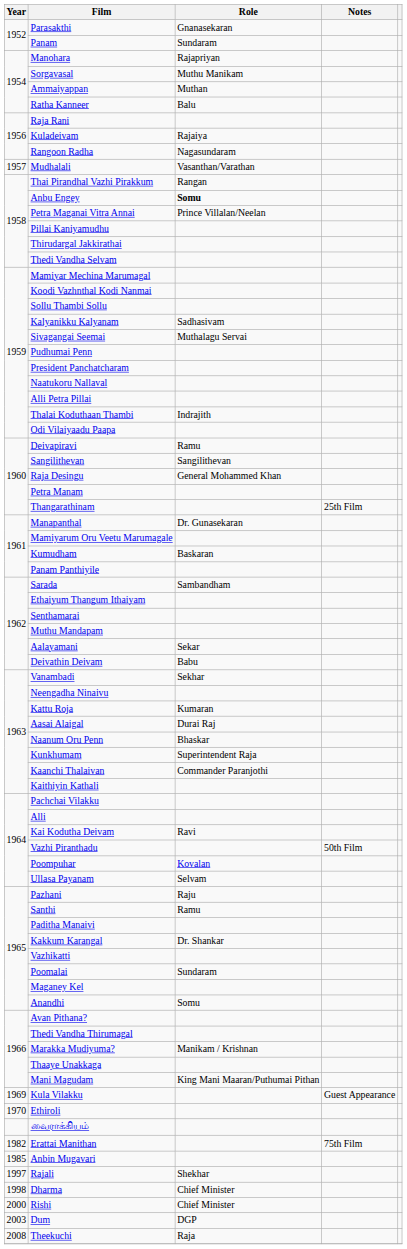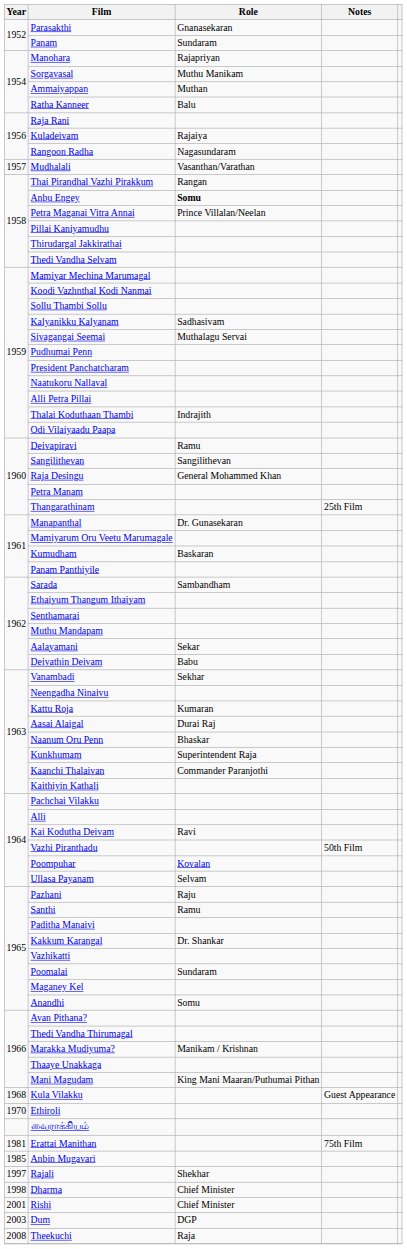(16, 1095) 1969 -> (16, 1095) 1968
(16, 1143) 1982 -> (16, 1143) 1981
(16, 1205) 2000 -> (16, 1205) 2001
